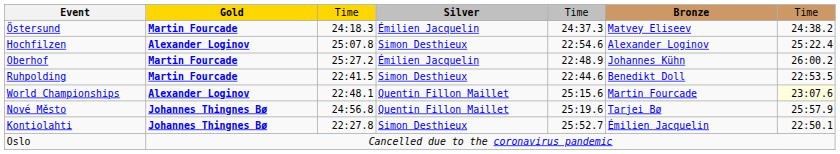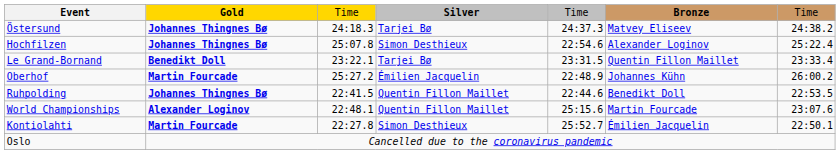(193, 29) Martin Fourcade -> (208, 29) Johannes Thingnes Bø
(429, 29) Émilien Jacquelin -> (405, 29) Tarjei Bø
(199, 45) Alexander Loginov -> (208, 45) Johannes Thingnes Bø
+ row: (54, 61)
(193, 77) Martin Fourcade -> (208, 93) Johannes Thingnes Bø
(423, 77) Simon Desthieux -> (443, 93) Quentin Fillon Maillet
(812, 93) lightyellow background -> (812, 109) no background
- row: (36, 109)
(208, 125) Johannes Thingnes Bø -> (193, 125) Martin Fourcade
